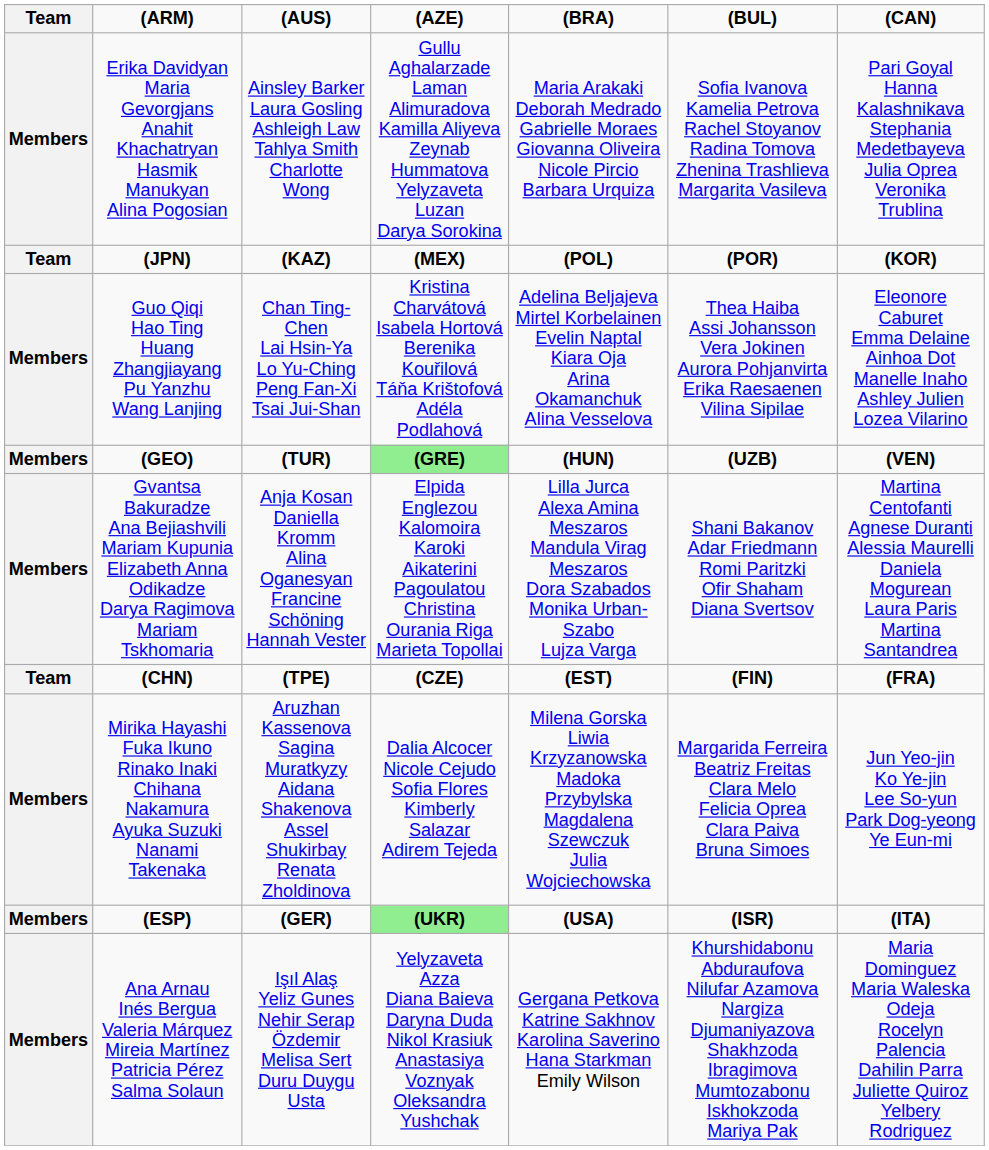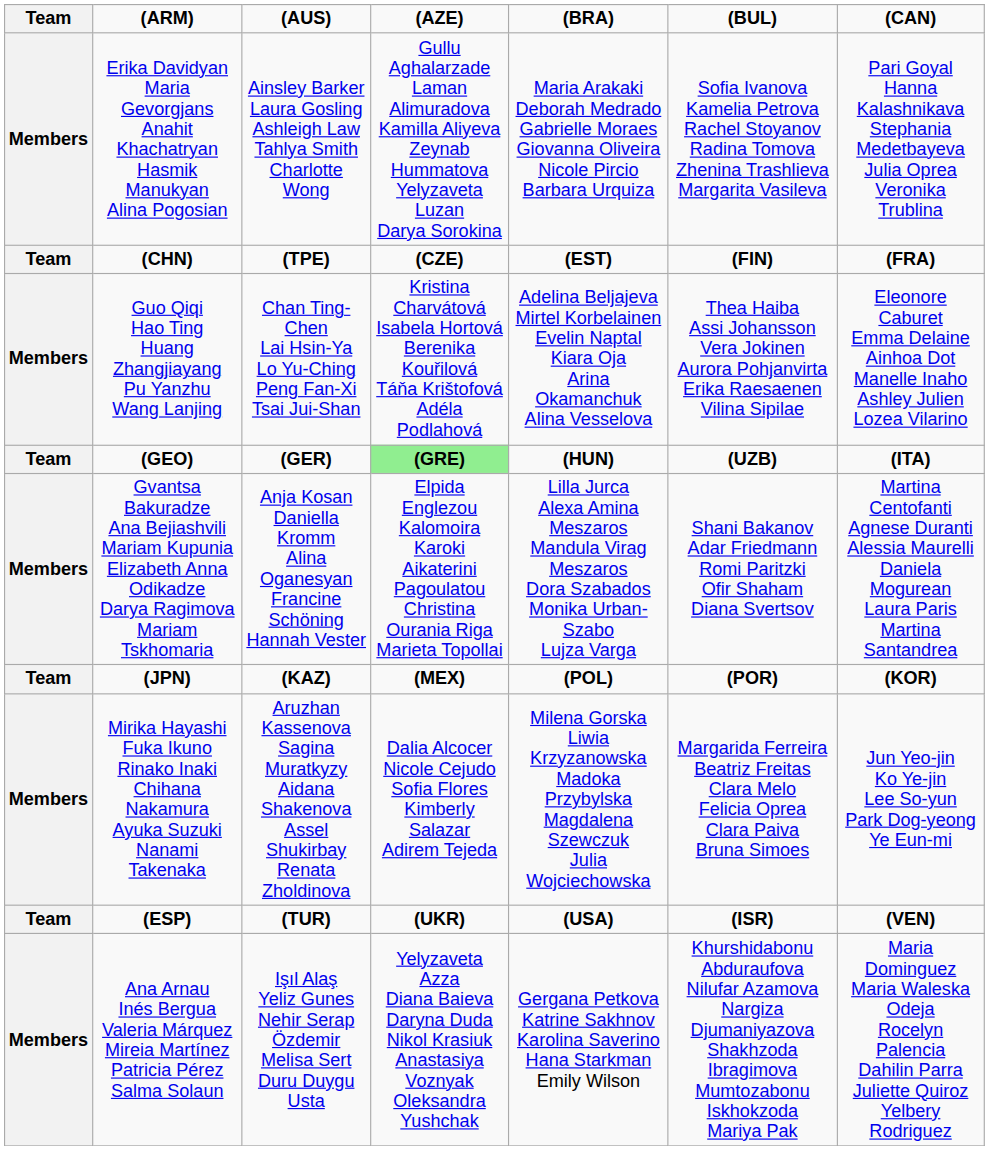rows swapped: (167, 679) <-> (167, 259)
(48, 458) Members -> (48, 458) Team
(306, 458) (TUR) -> (306, 458) (GER)
(911, 458) (VEN) -> (911, 458) (ITA)
(48, 919) Members -> (48, 919) Team
(306, 919) (GER) -> (306, 919) (TUR)
(440, 919) lightgreen background -> (440, 919) no background
(911, 919) (ITA) -> (911, 919) (VEN)
